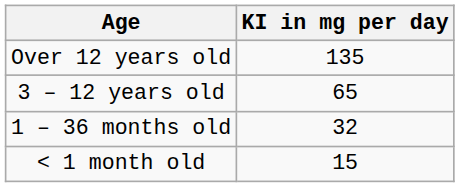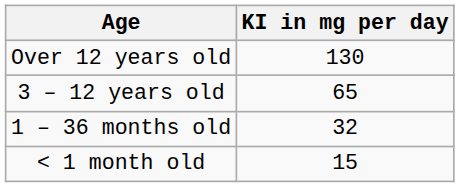(345, 58) 135 -> (345, 58) 130
